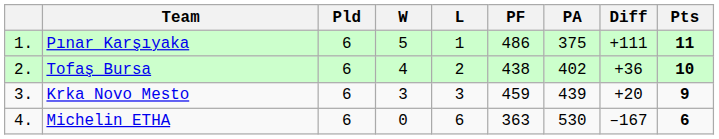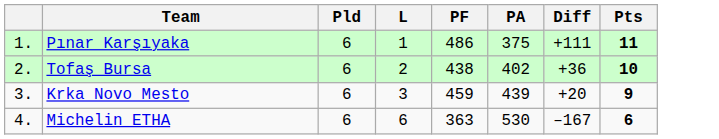- column: (403, 18)
